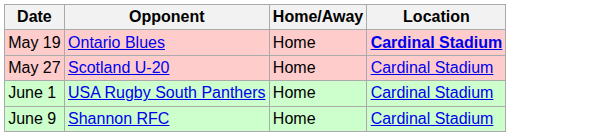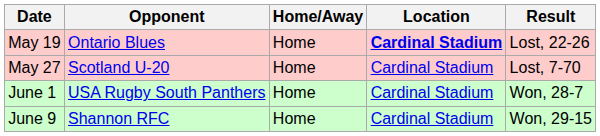+ column: (551, 17)
